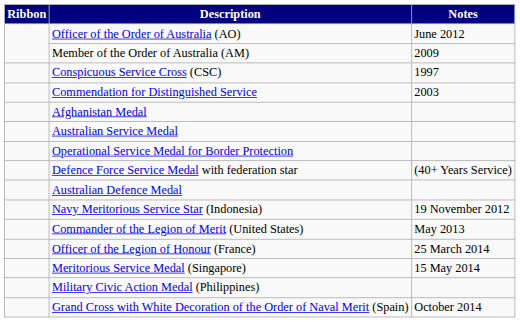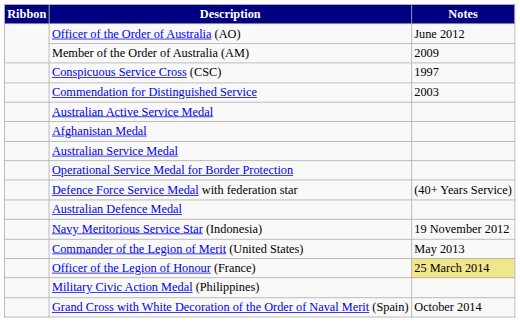+ row: (133, 111)
(452, 248) no background -> (452, 268) khaki background
- row: (149, 268)
